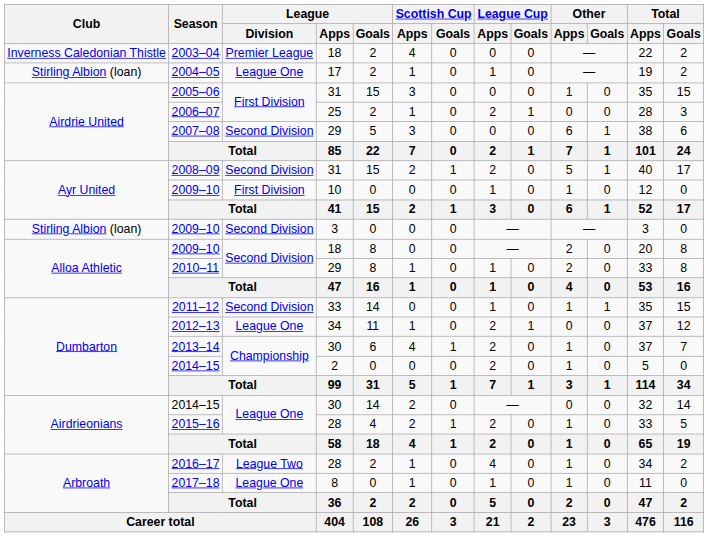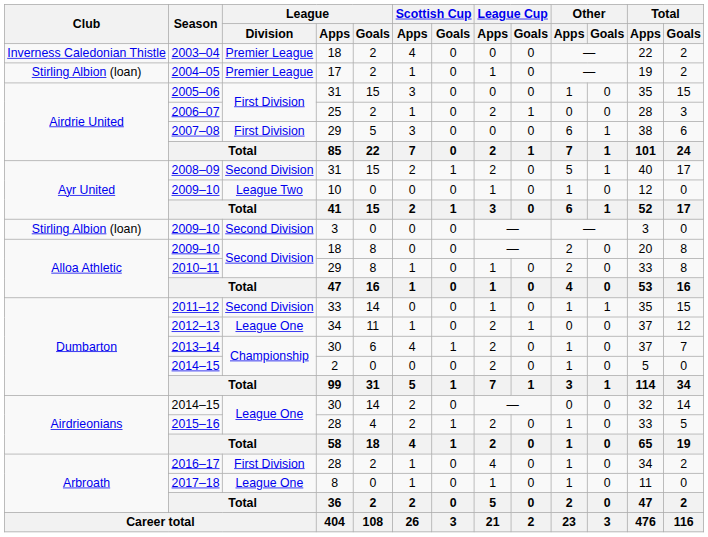(269, 72) League One -> (269, 72) Premier League
(269, 131) Second Division -> (269, 131) First Division
(269, 190) First Division -> (269, 190) League Two
(269, 463) League Two -> (269, 463) First Division
